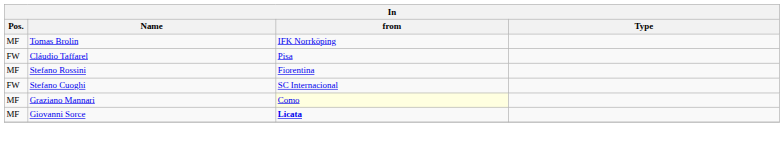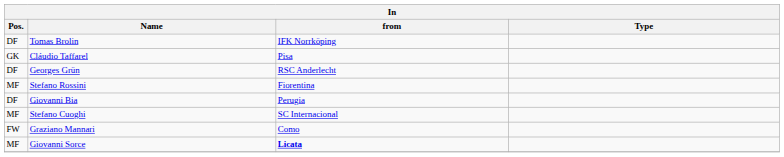(13, 41) MF -> (12, 41) DF
(13, 56) FW -> (13, 56) GK
+ row: (55, 71)
+ row: (54, 100)
(13, 85) FW -> (13, 115) MF
(13, 100) MF -> (13, 130) FW
(289, 100) lightyellow background -> (289, 130) no background
